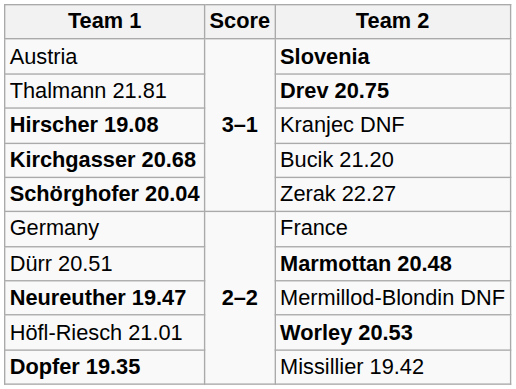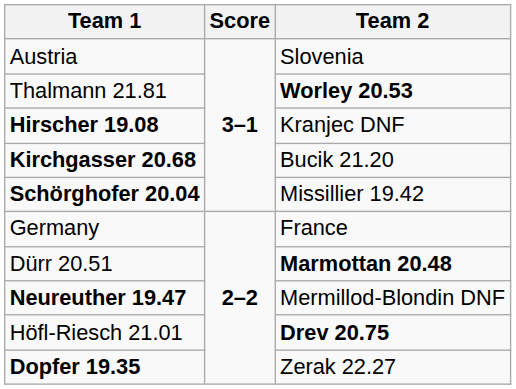(325, 56) bold -> (322, 56) normal
(335, 90) Drev 20.75 -> (346, 90) Worley 20.53
(338, 194) Zerak 22.27 -> (352, 194) Missillier 19.42
(346, 332) Worley 20.53 -> (335, 332) Drev 20.75
(352, 366) Missillier 19.42 -> (338, 366) Zerak 22.27
